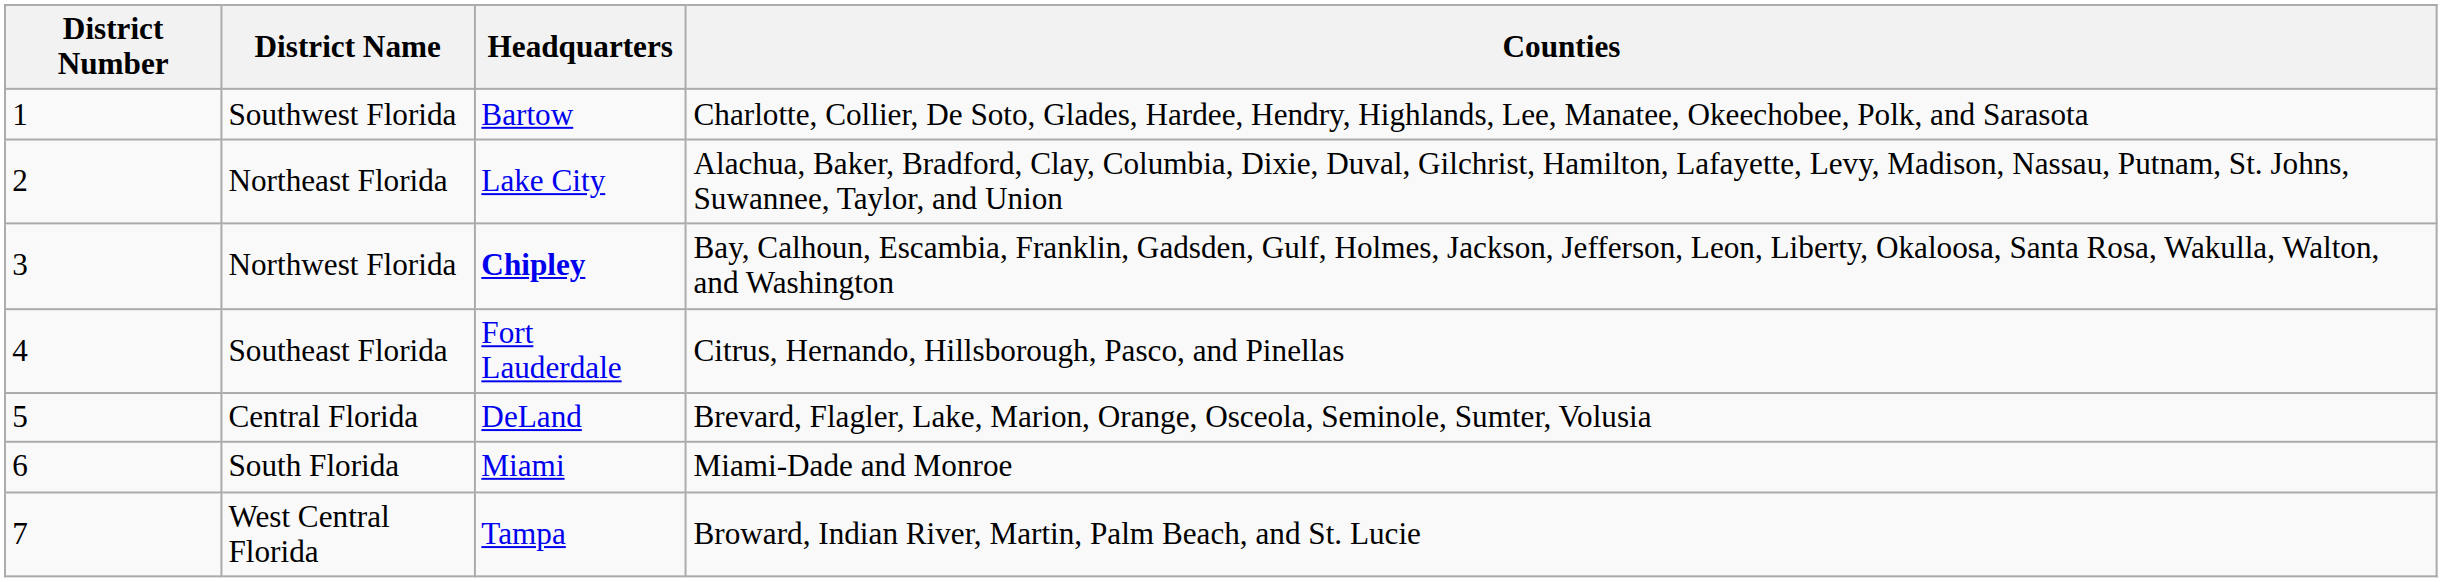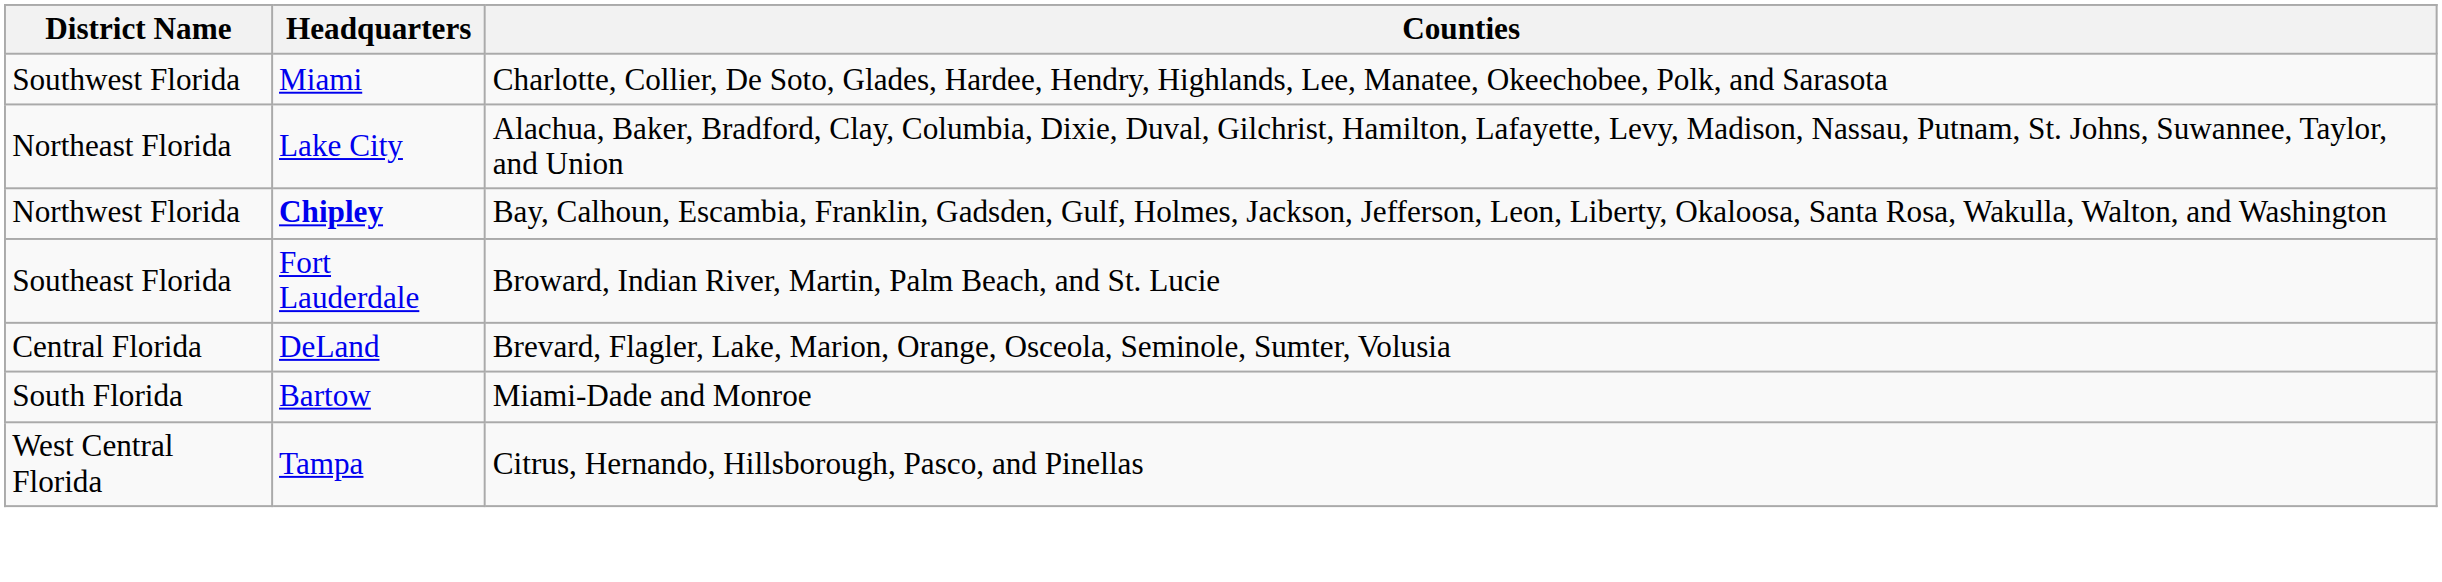- column: (113, 46)
(527, 113) Bartow -> (321, 78) Miami
(1019, 350) Citrus, Hernando, Hillsborough, Pasco, and Pinellas -> (856, 279) Broward, Indian River, Martin, Palm Beach, and St. Lucie
(523, 466) Miami -> (325, 396) Bartow
(1057, 533) Broward, Indian River, Martin, Palm Beach, and St. Lucie -> (818, 463) Citrus, Hernando, Hillsborough, Pasco, and Pinellas
